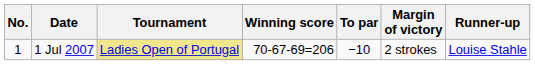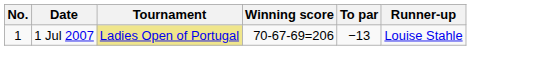- column: (413, 22)
(359, 50) −10 -> (359, 35) −13
